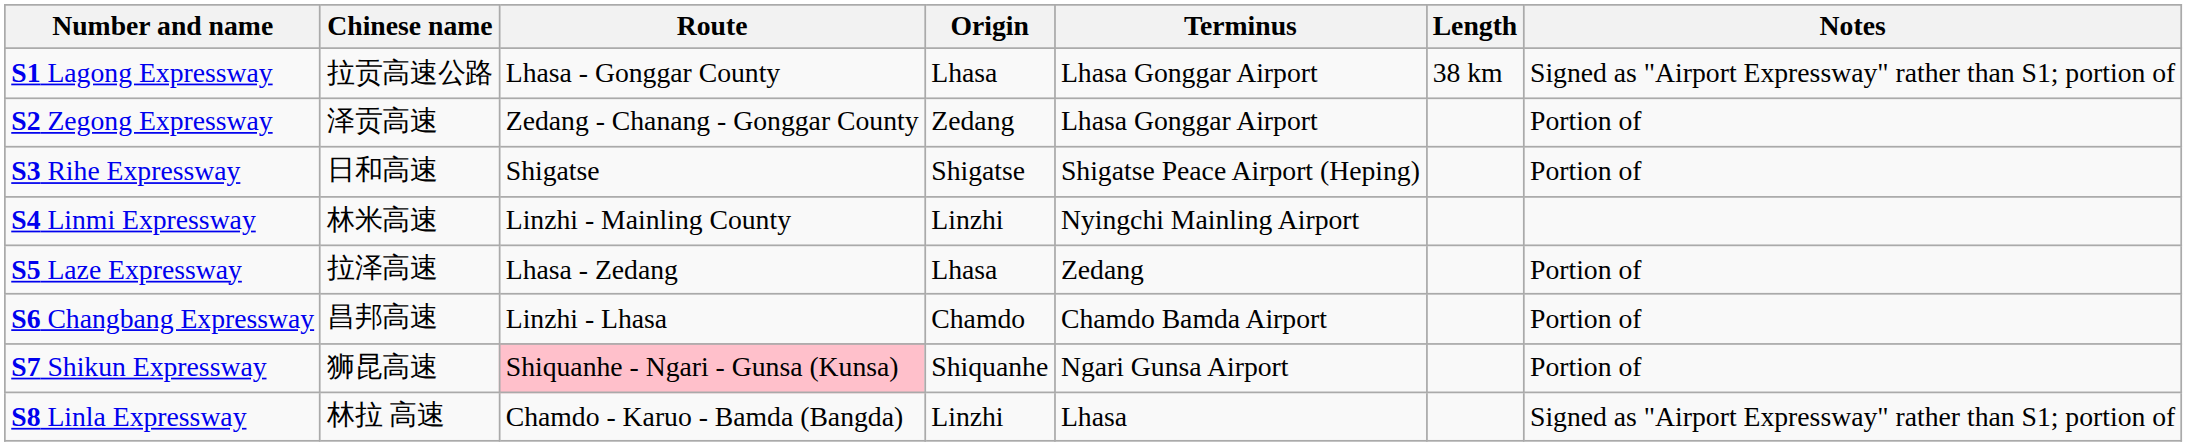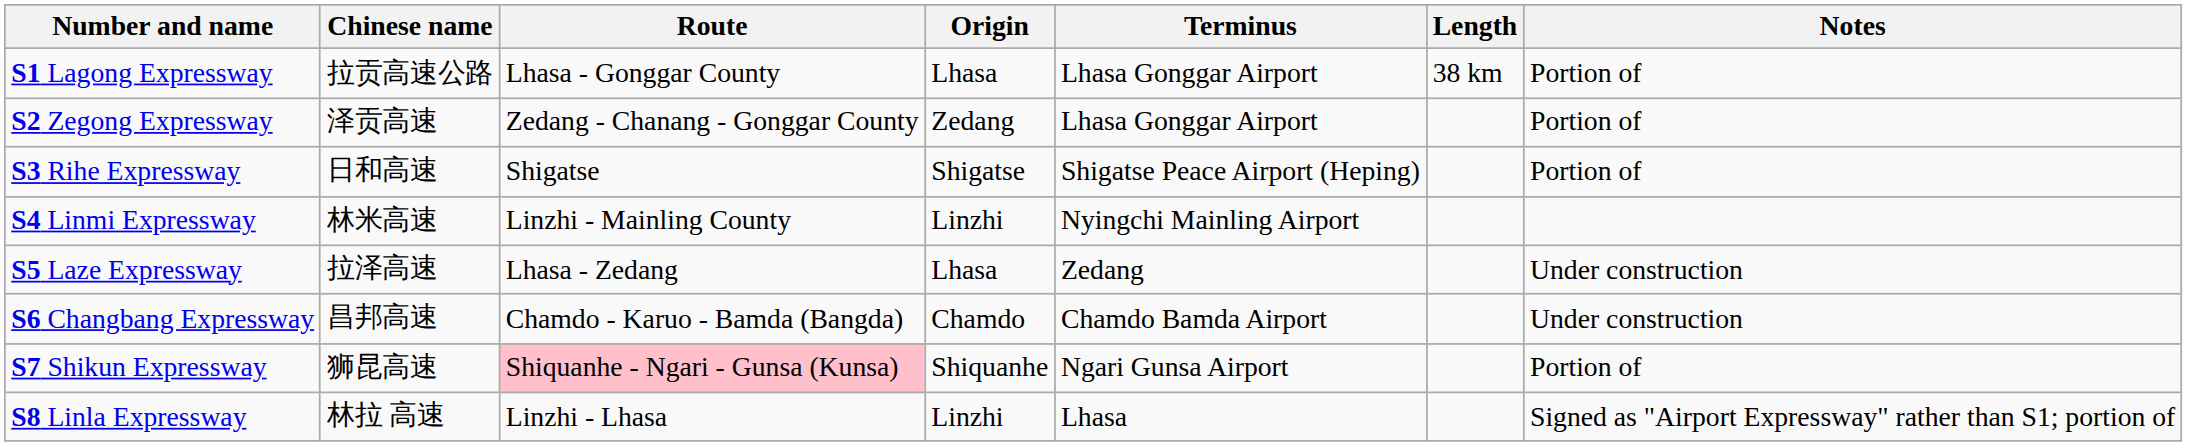(1853, 72) Signed as "Airport Expressway" rather than S1; portion of -> (1586, 72) Portion of
(1586, 269) Portion of -> (1636, 269) Under construction
(586, 318) Linzhi - Lhasa -> (704, 318) Chamdo - Karuo - Bamda (Bangda)
(1586, 318) Portion of -> (1636, 318) Under construction
(704, 416) Chamdo - Karuo - Bamda (Bangda) -> (586, 416) Linzhi - Lhasa
